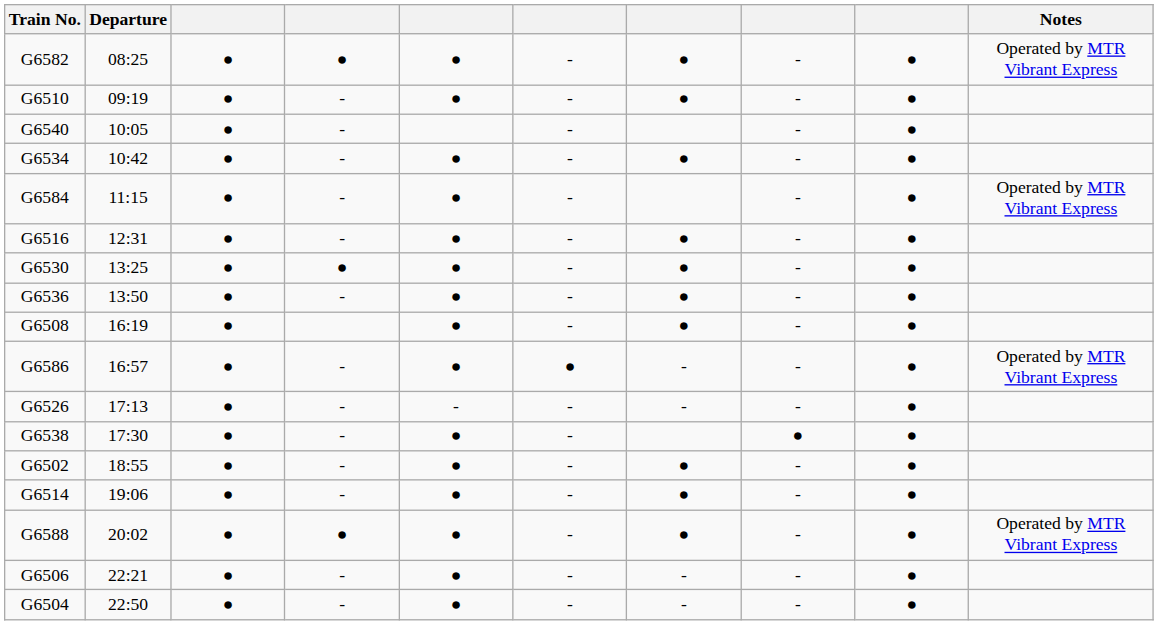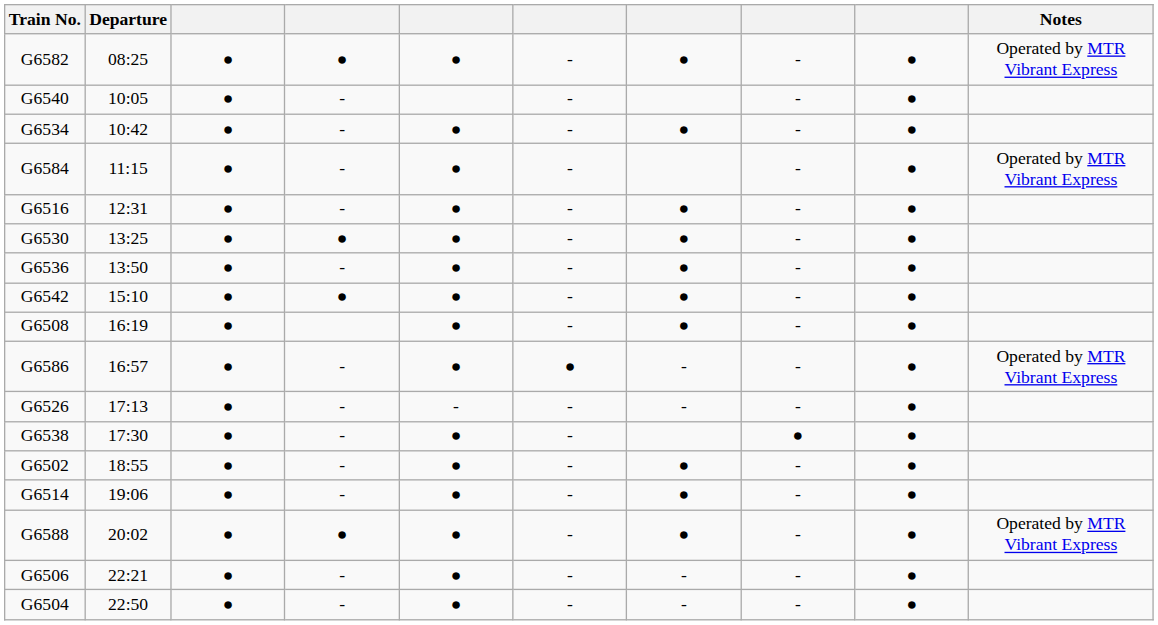- row: (45, 99)
+ row: (45, 297)
